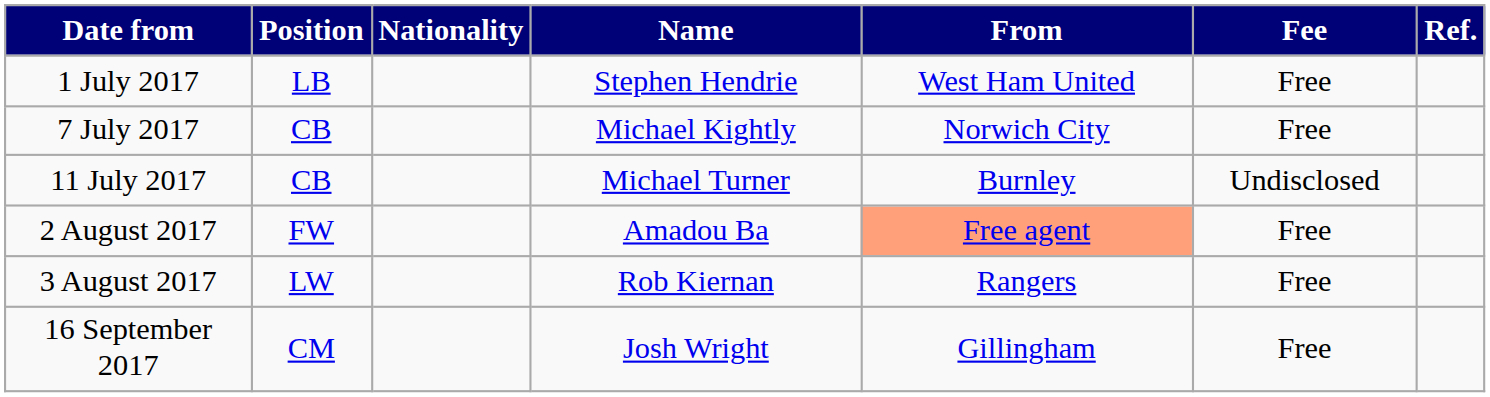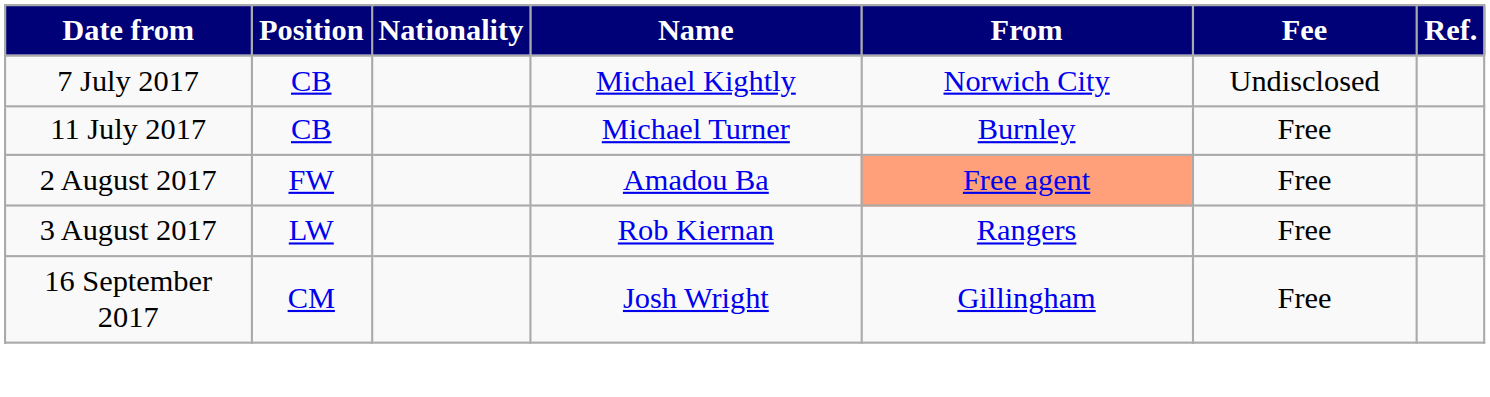- row: (128, 80)
(1305, 130) Free -> (1305, 80) Undisclosed
(1305, 180) Undisclosed -> (1305, 130) Free
